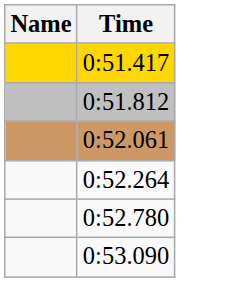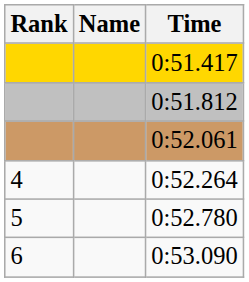+ column: (39, 23)
